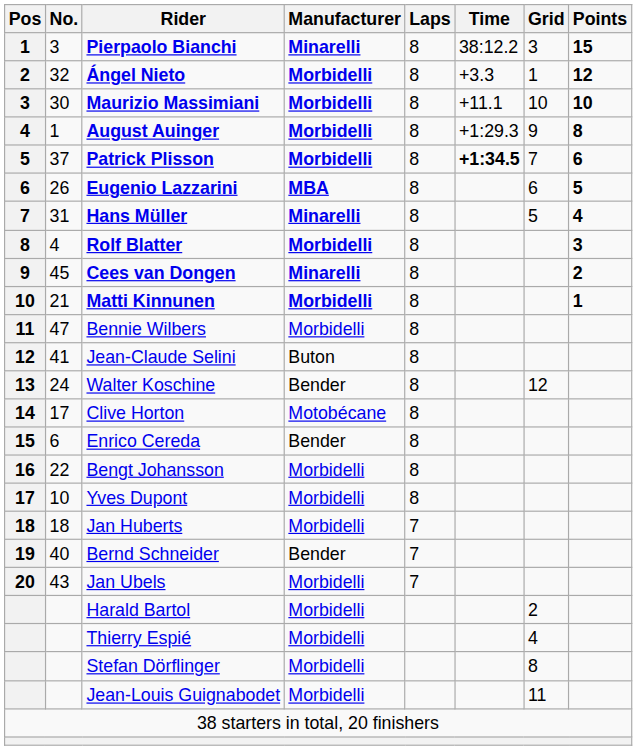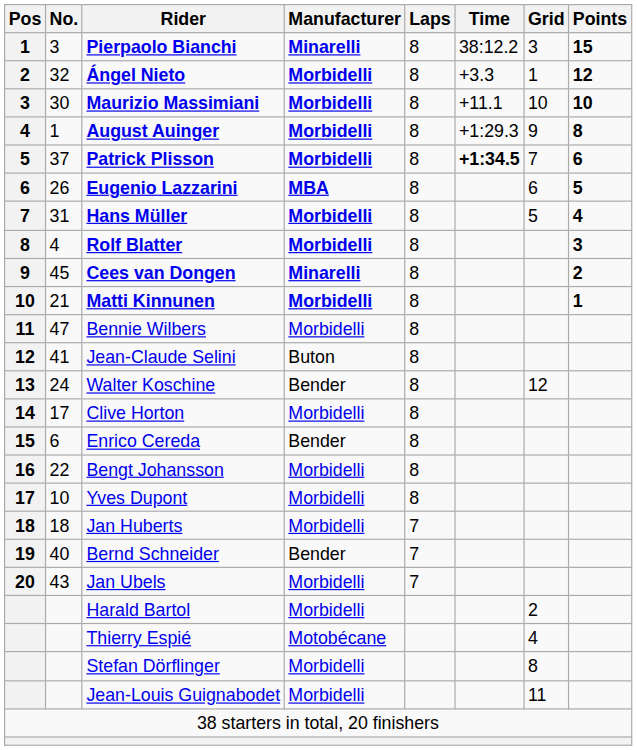(324, 216) Minarelli -> (330, 216) Morbidelli
(337, 413) Motobécane -> (326, 413) Morbidelli
(326, 638) Morbidelli -> (337, 638) Motobécane
